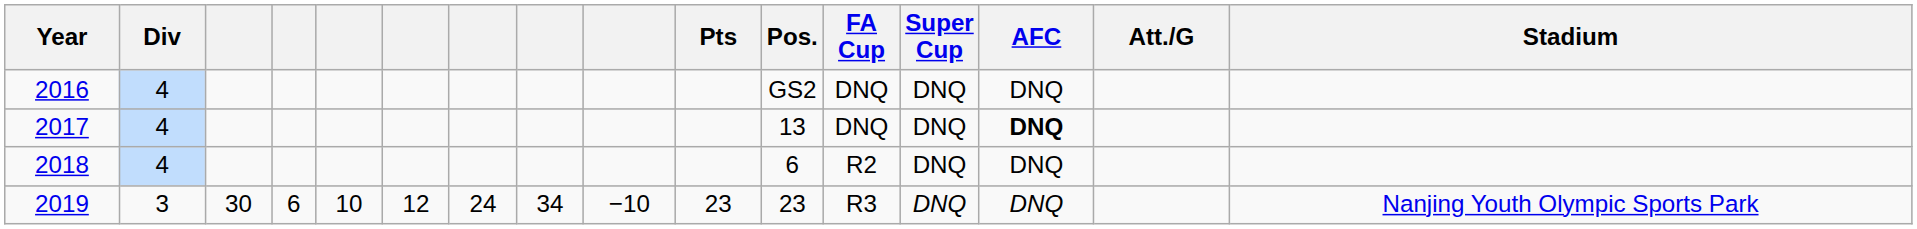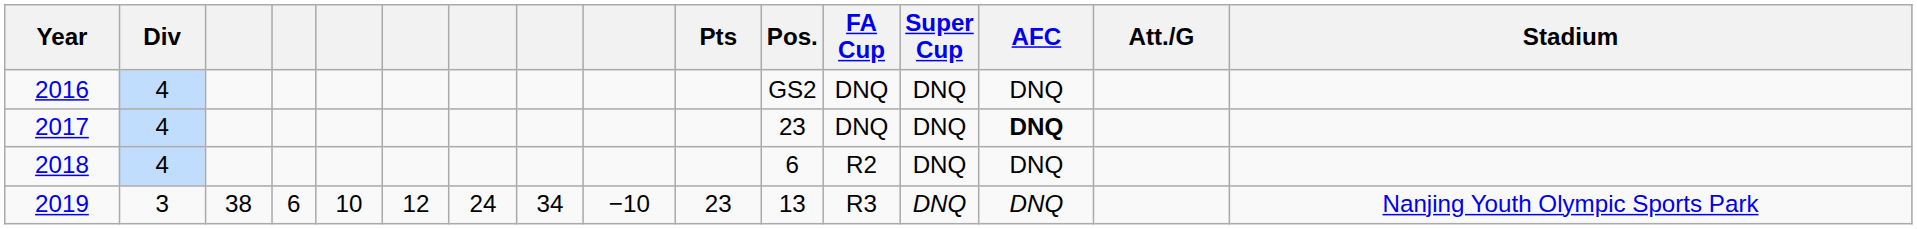(792, 127) 13 -> (792, 127) 23
(239, 204) 30 -> (239, 204) 38
(792, 204) 23 -> (792, 204) 13
